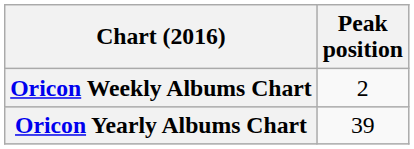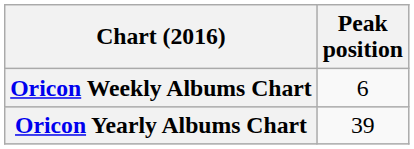(363, 87) 2 -> (363, 87) 6
